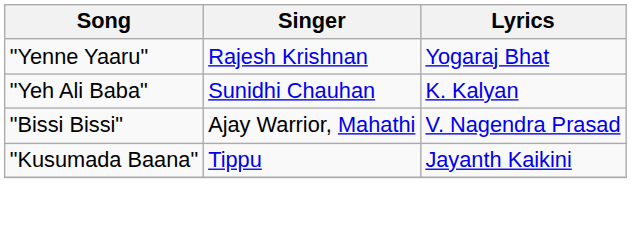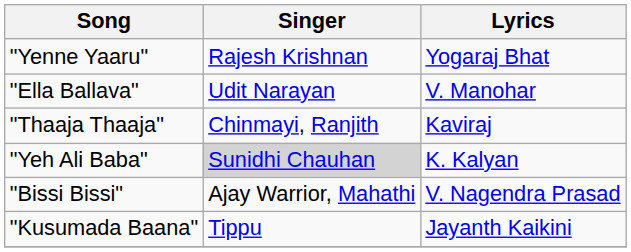+ row: (74, 90)
+ row: (87, 125)
(292, 90) no background -> (292, 159) lightgrey background
